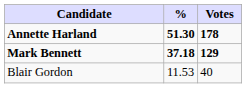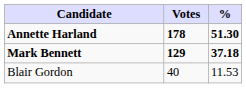columns swapped: (220, 14) <-> (181, 14)
